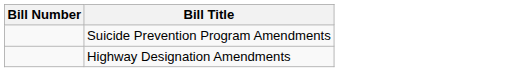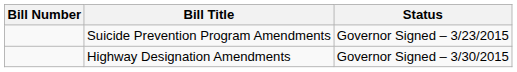+ column: (423, 14)
